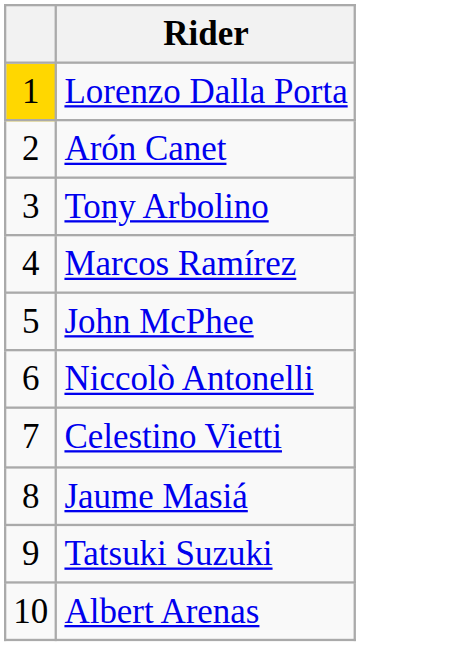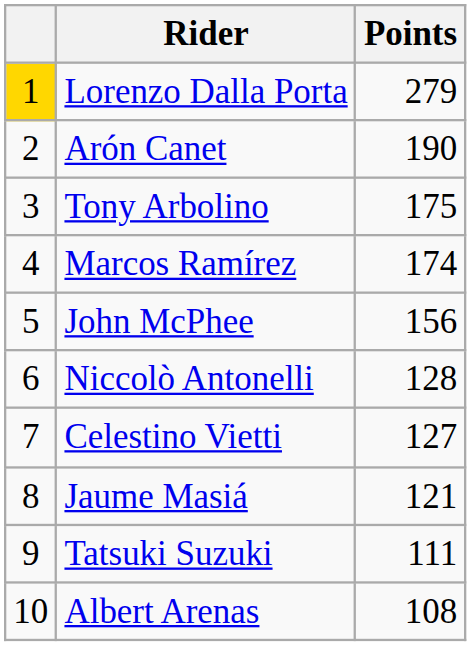+ column: (411, 33)
